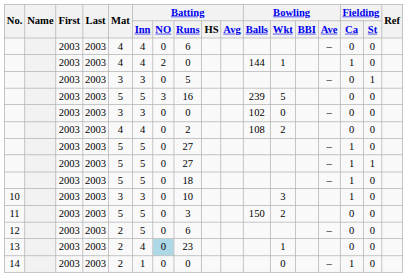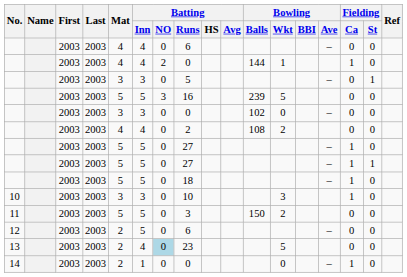(283, 247) 1 -> (283, 247) 5
